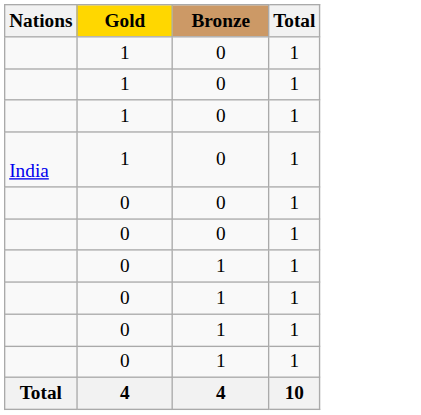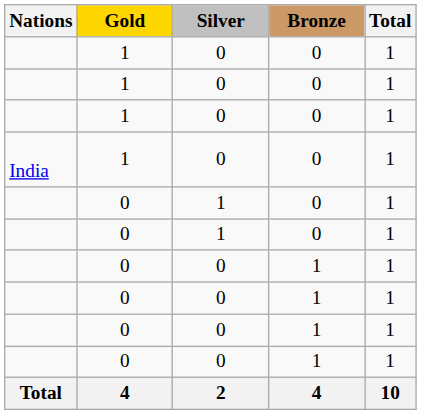+ column: (221, 20)
